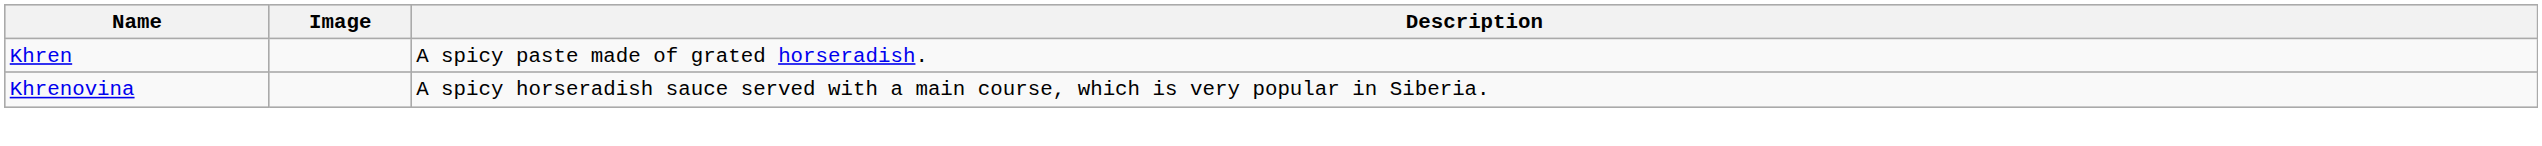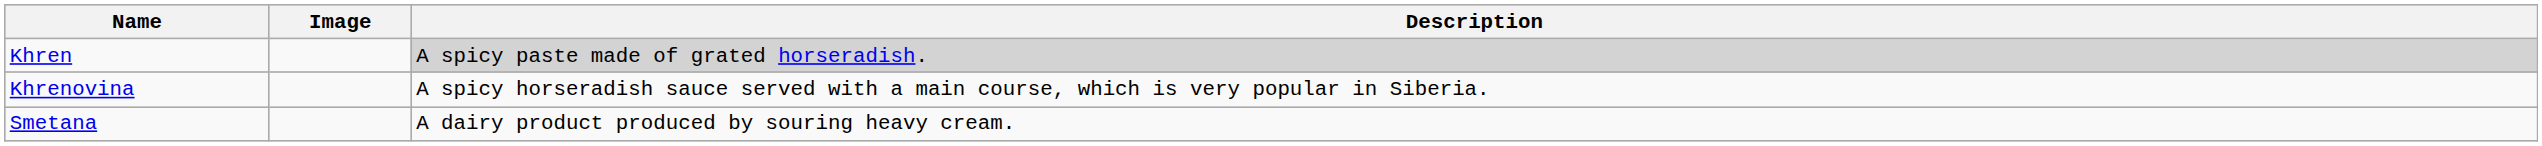(672, 56) no background -> (672, 56) lightgrey background
+ row: (53, 123)
